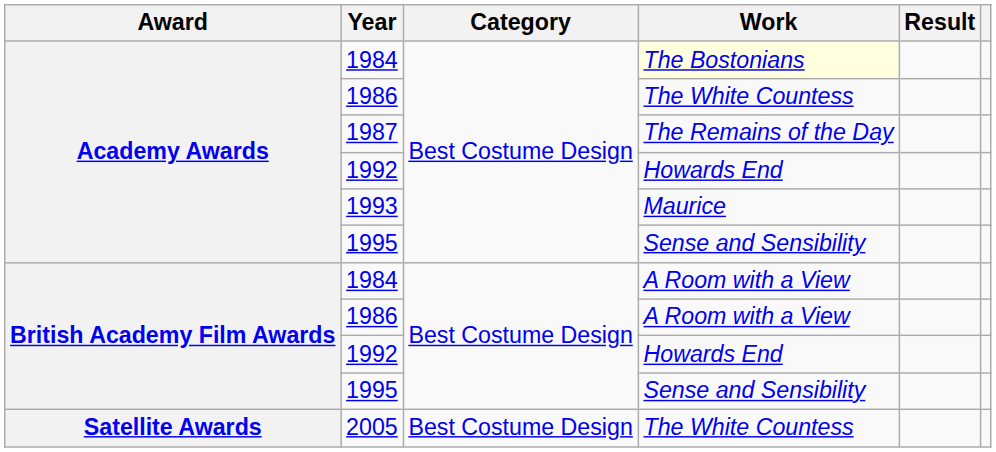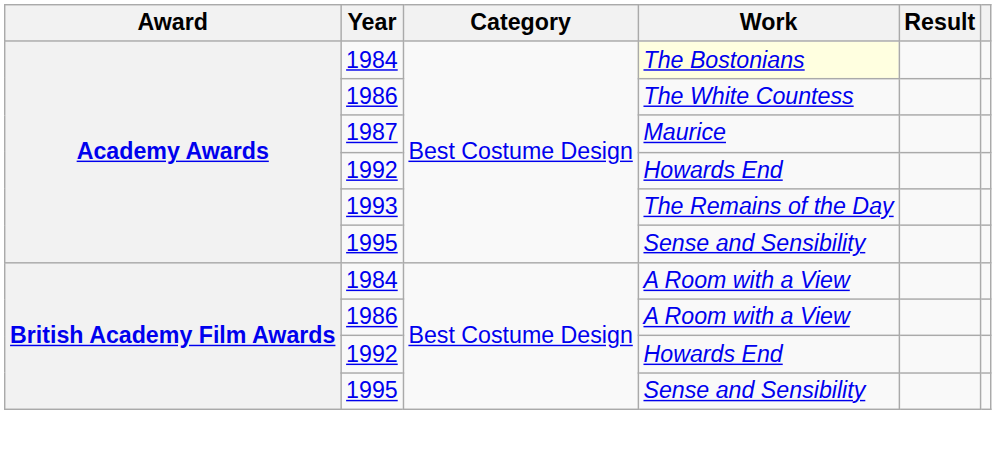(769, 133) The Remains of the Day -> (685, 133) Maurice
(685, 206) Maurice -> (769, 206) The Remains of the Day
- row: (173, 427)
